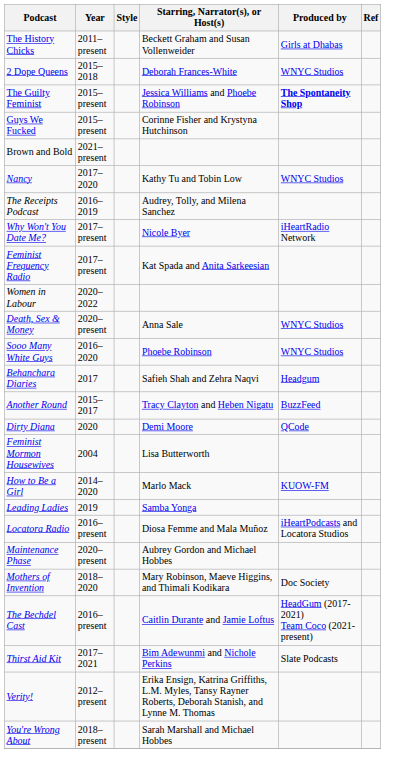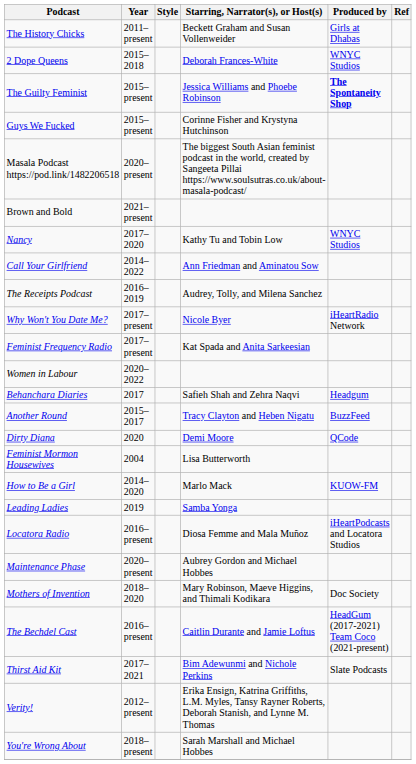+ row: (63, 169)
+ row: (47, 266)
- row: (33, 324)
- row: (30, 351)
